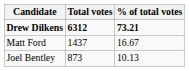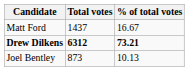rows swapped: (35, 27) <-> (26, 43)
